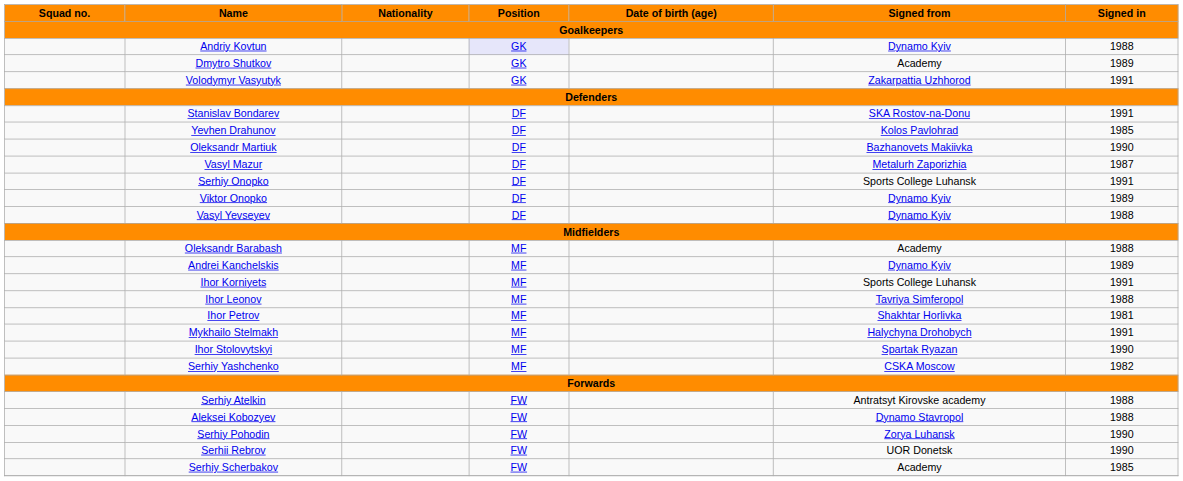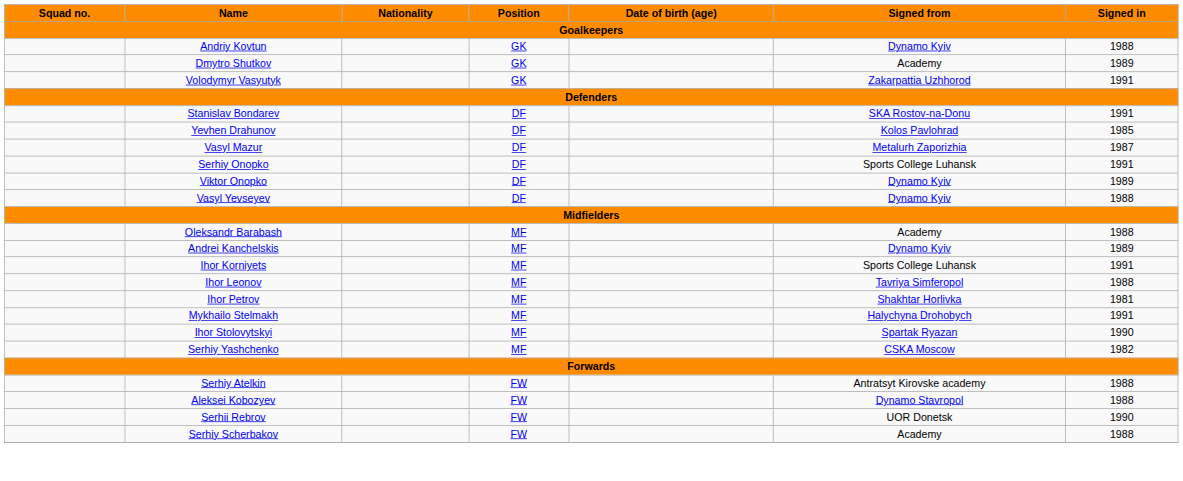(519, 47) lavender background -> (519, 47) no background
- row: (233, 148)
- row: (233, 434)
(1122, 468) 1985 -> (1122, 434) 1988
